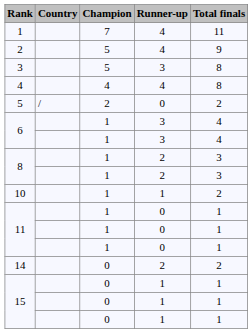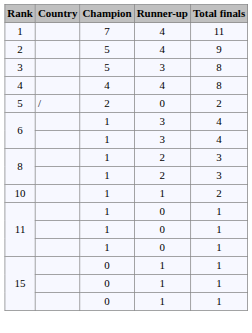- row: (20, 265)
